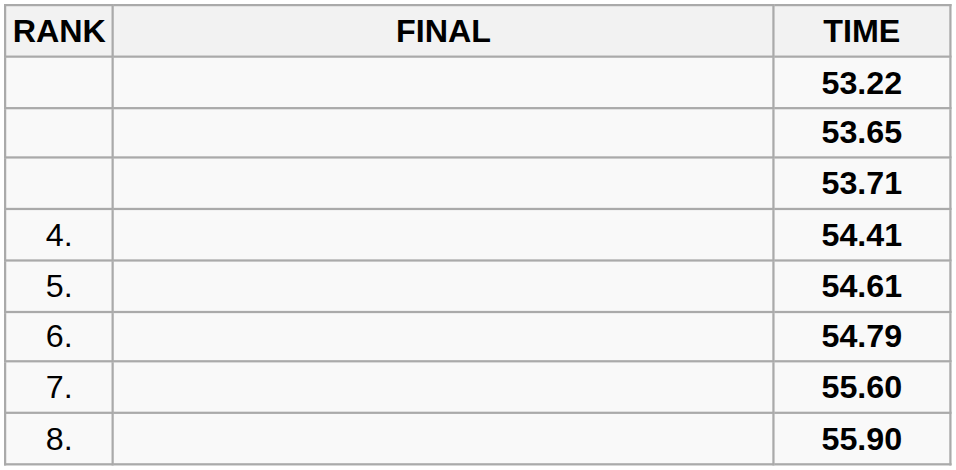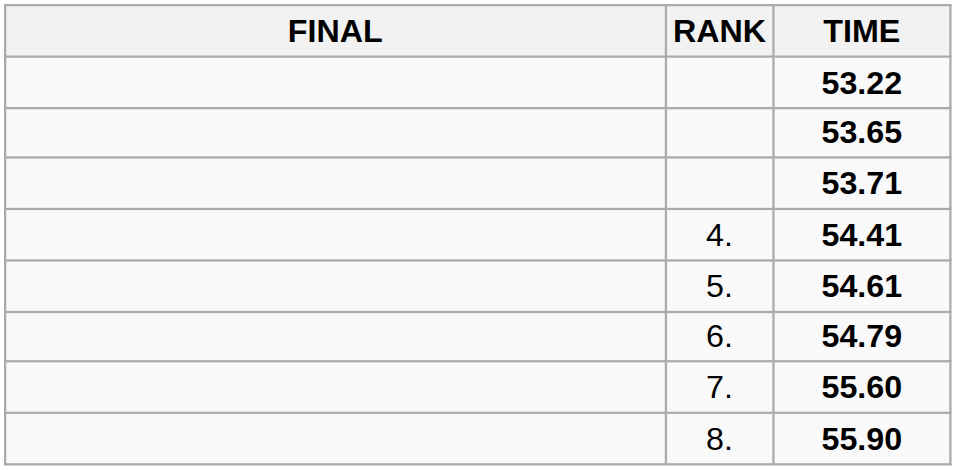columns swapped: (59, 31) <-> (443, 31)
